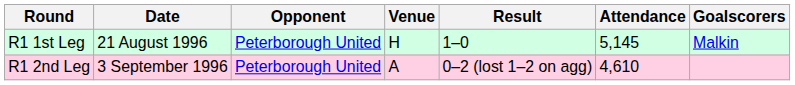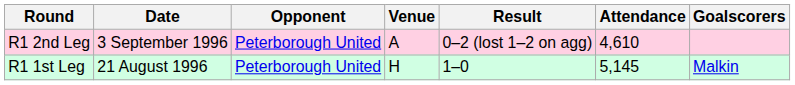rows swapped: (46, 42) <-> (49, 67)
